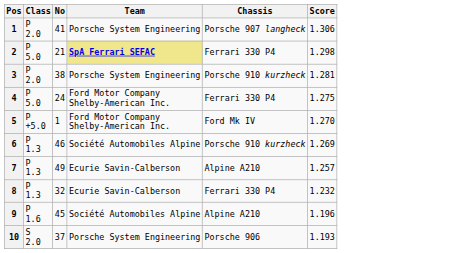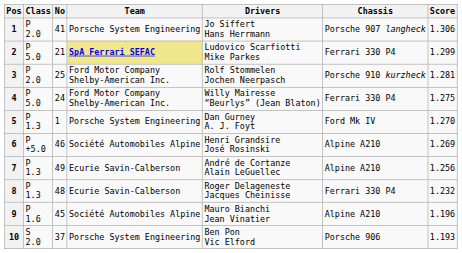+ column: (263, 11)
(322, 53) 1.298 -> (442, 53) 1.299
(60, 76) 38 -> (60, 76) 25
(135, 76) Porsche System Engineering -> (120, 76) Ford Motor Company Shelby-American Inc.
(36, 122) P +5.0 -> (33, 122) P 1.3
(120, 122) Ford Motor Company Shelby-American Inc. -> (135, 122) Porsche System Engineering
(33, 145) P 1.3 -> (36, 145) P +5.0
(255, 145) Porsche 910 kurzheck -> (353, 145) Alpine A210
(322, 168) 1.257 -> (442, 168) 1.256
(60, 191) 32 -> (60, 191) 48
